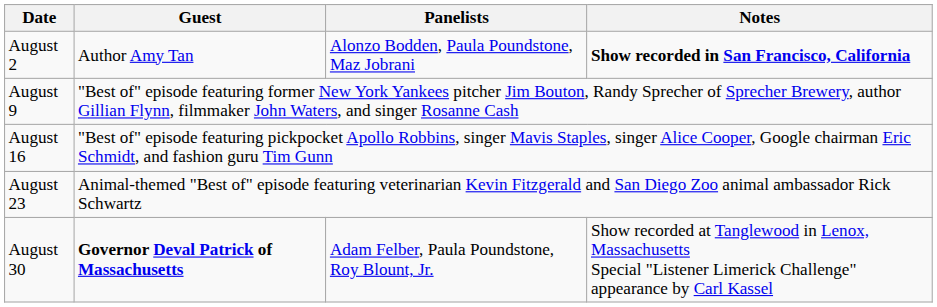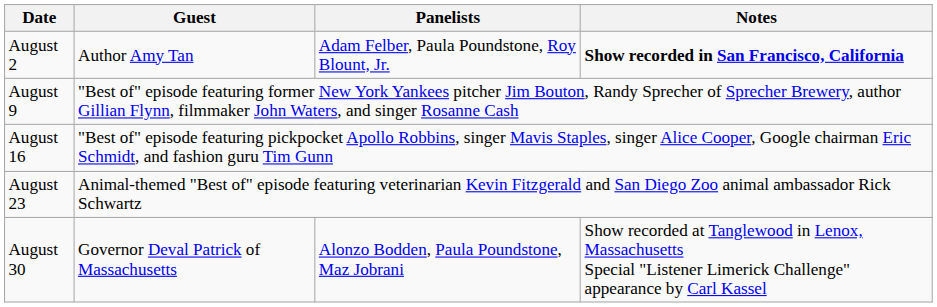(451, 54) Alonzo Bodden, Paula Poundstone, Maz Jobrani -> (447, 54) Adam Felber, Paula Poundstone, Roy Blount, Jr.
(175, 259) bold -> (169, 259) normal
(442, 259) Adam Felber, Paula Poundstone, Roy Blount, Jr. -> (440, 259) Alonzo Bodden, Paula Poundstone, Maz Jobrani
